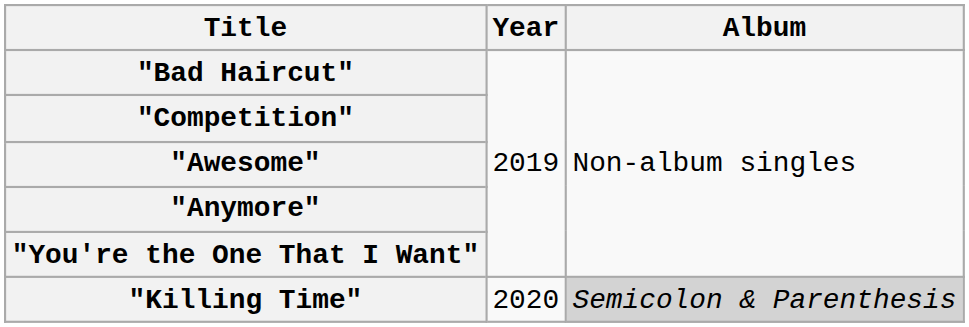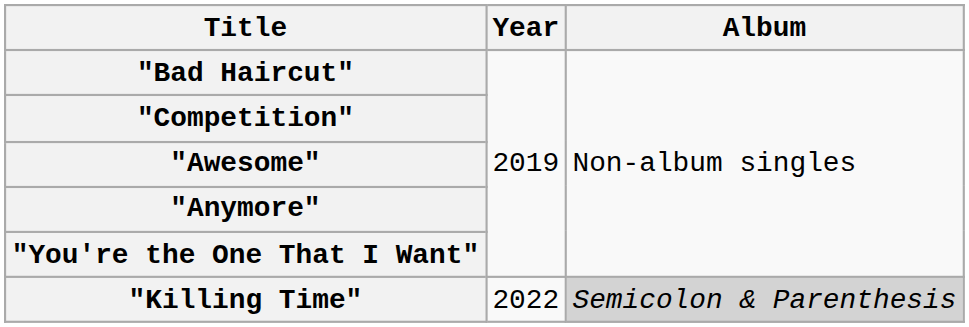(526, 300) 2020 -> (526, 300) 2022
